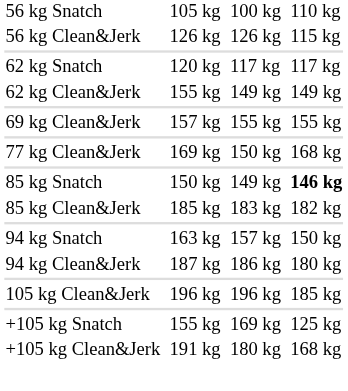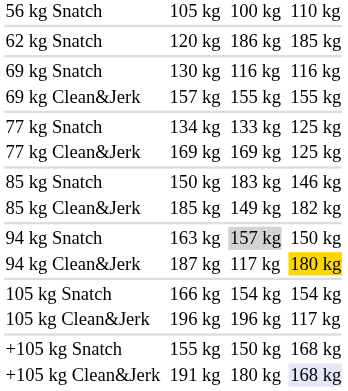- row: (73, 36)
(255, 66) 117 kg -> (255, 40) 186 kg
(315, 66) 117 kg -> (316, 40) 185 kg
- row: (73, 92)
+ row: (54, 71)
+ row: (54, 126)
(255, 152) 150 kg -> (255, 152) 169 kg
(316, 152) 168 kg -> (316, 152) 125 kg
(255, 182) 149 kg -> (255, 182) 183 kg
(316, 182) bold -> (316, 182) normal
(255, 208) 183 kg -> (255, 208) 149 kg
(255, 238) no background -> (255, 238) lightgrey background
(255, 263) 186 kg -> (255, 263) 117 kg
(316, 263) no background -> (316, 263) gold background
+ row: (59, 293)
(316, 293) 185 kg -> (315, 319) 117 kg
(255, 324) 169 kg -> (255, 349) 150 kg
(316, 324) 125 kg -> (316, 349) 168 kg
(316, 349) no background -> (316, 375) lavender background
